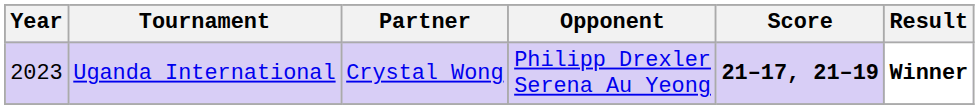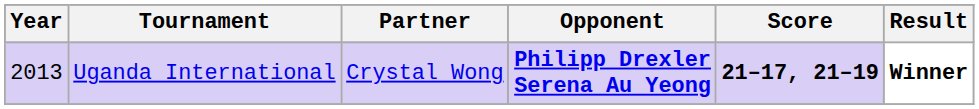(36, 73) 2023 -> (36, 73) 2013
(613, 73) normal -> (613, 73) bold
